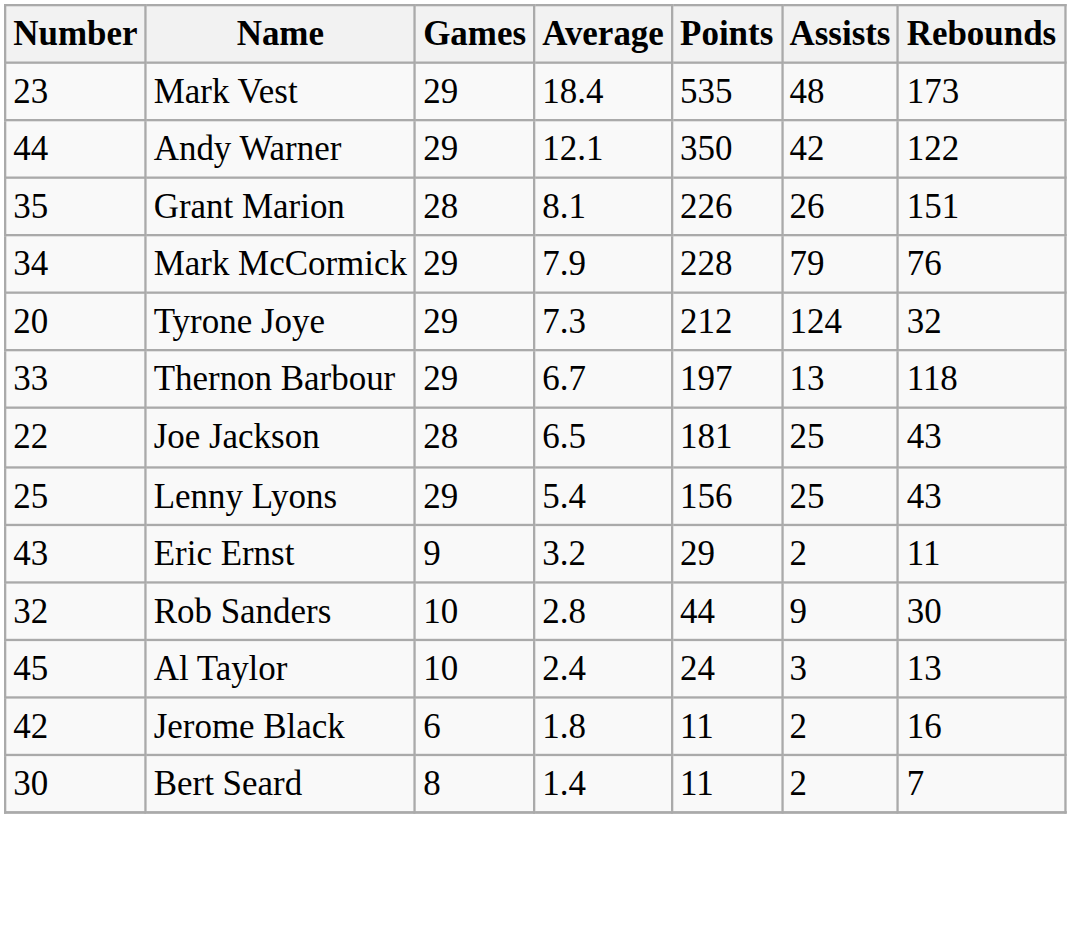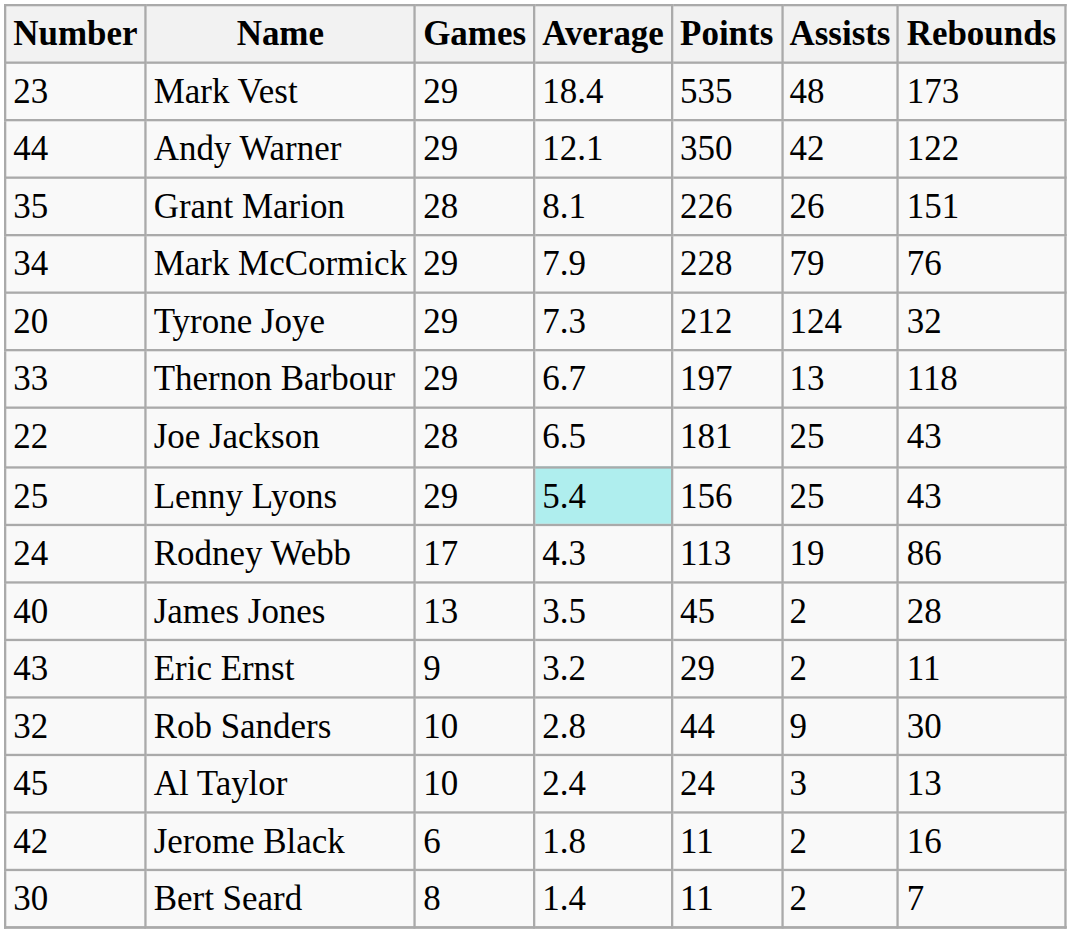(564, 494) no background -> (564, 494) paleturquoise background
+ row: (252, 552)
+ row: (240, 609)
